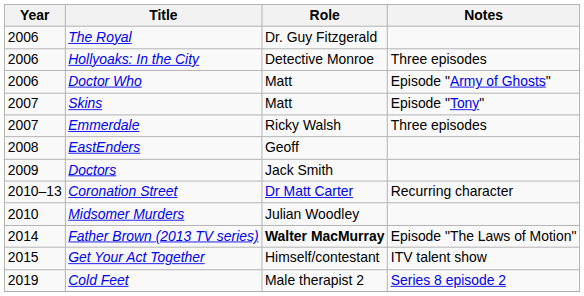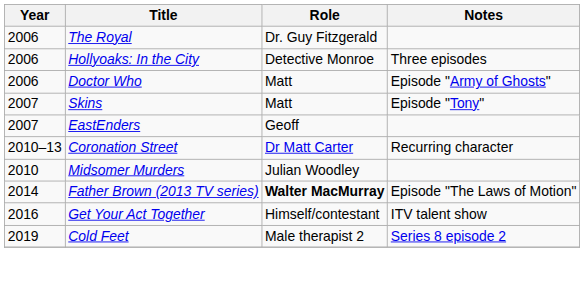- row: (104, 125)
(23, 147) 2008 -> (23, 125) 2007
- row: (92, 170)
(23, 258) 2015 -> (23, 214) 2016
